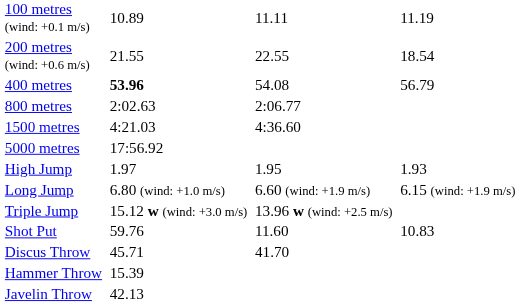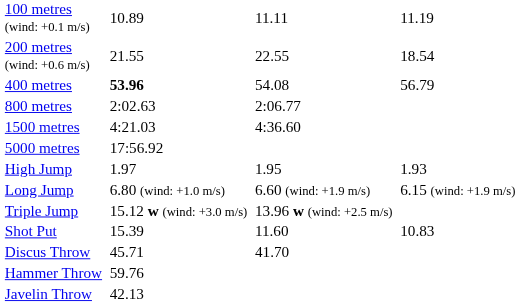(127, 231) 59.76 -> (127, 231) 15.39
(127, 273) 15.39 -> (127, 273) 59.76
